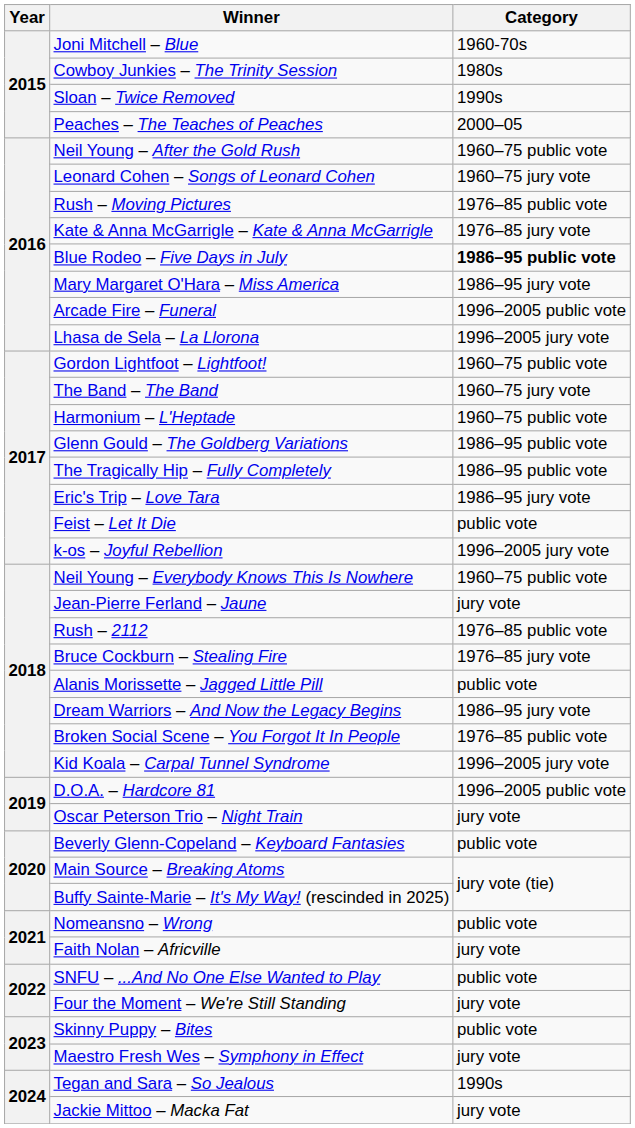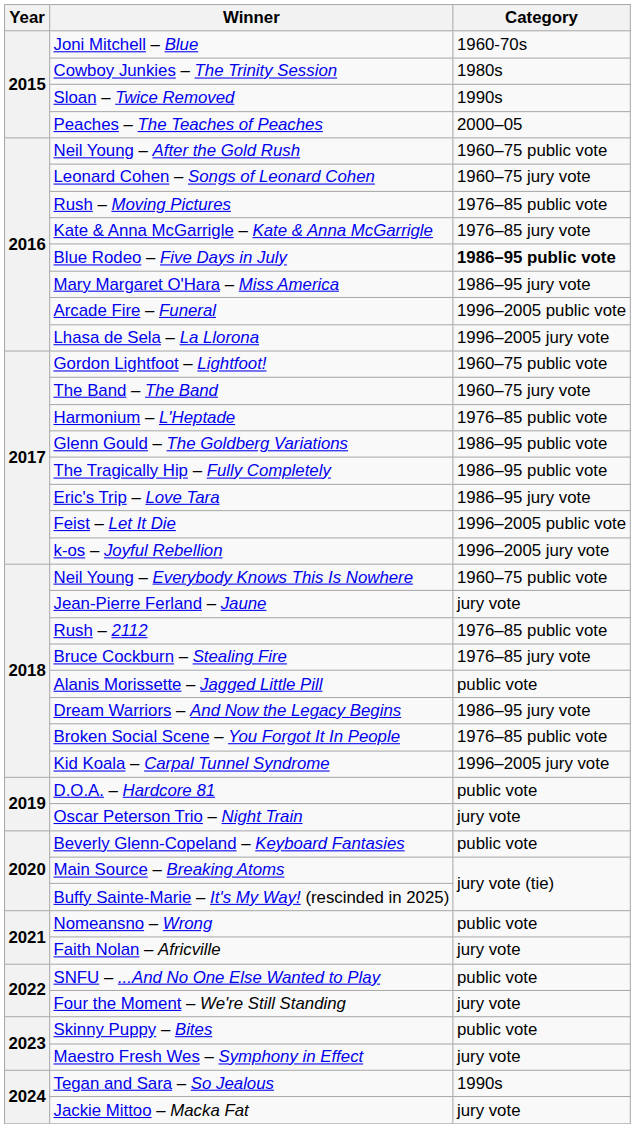(532, 417) 1960–75 public vote -> (532, 417) 1976–85 public vote
(497, 524) public vote -> (542, 524) 1996–2005 public vote
(542, 790) 1996–2005 public vote -> (497, 790) public vote
